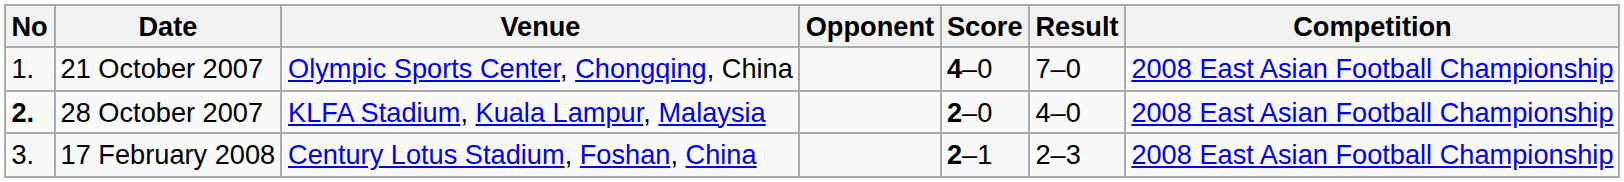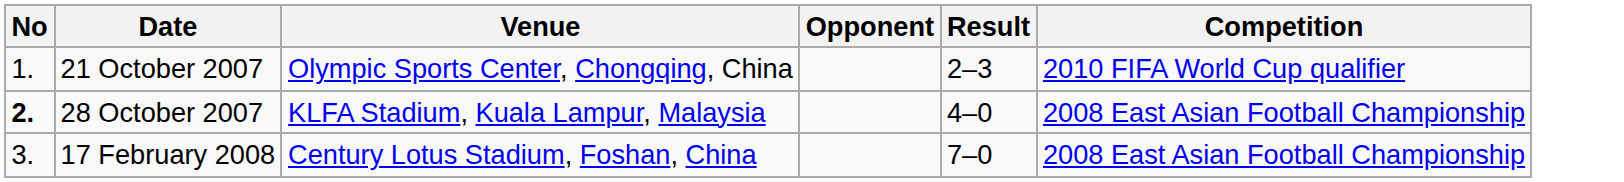- column: (985, 26)
(1058, 69) 7–0 -> (970, 69) 2–3
(1372, 69) 2008 East Asian Football Championship -> (1224, 69) 2010 FIFA World Cup qualifier
(1058, 155) 2–3 -> (970, 155) 7–0
